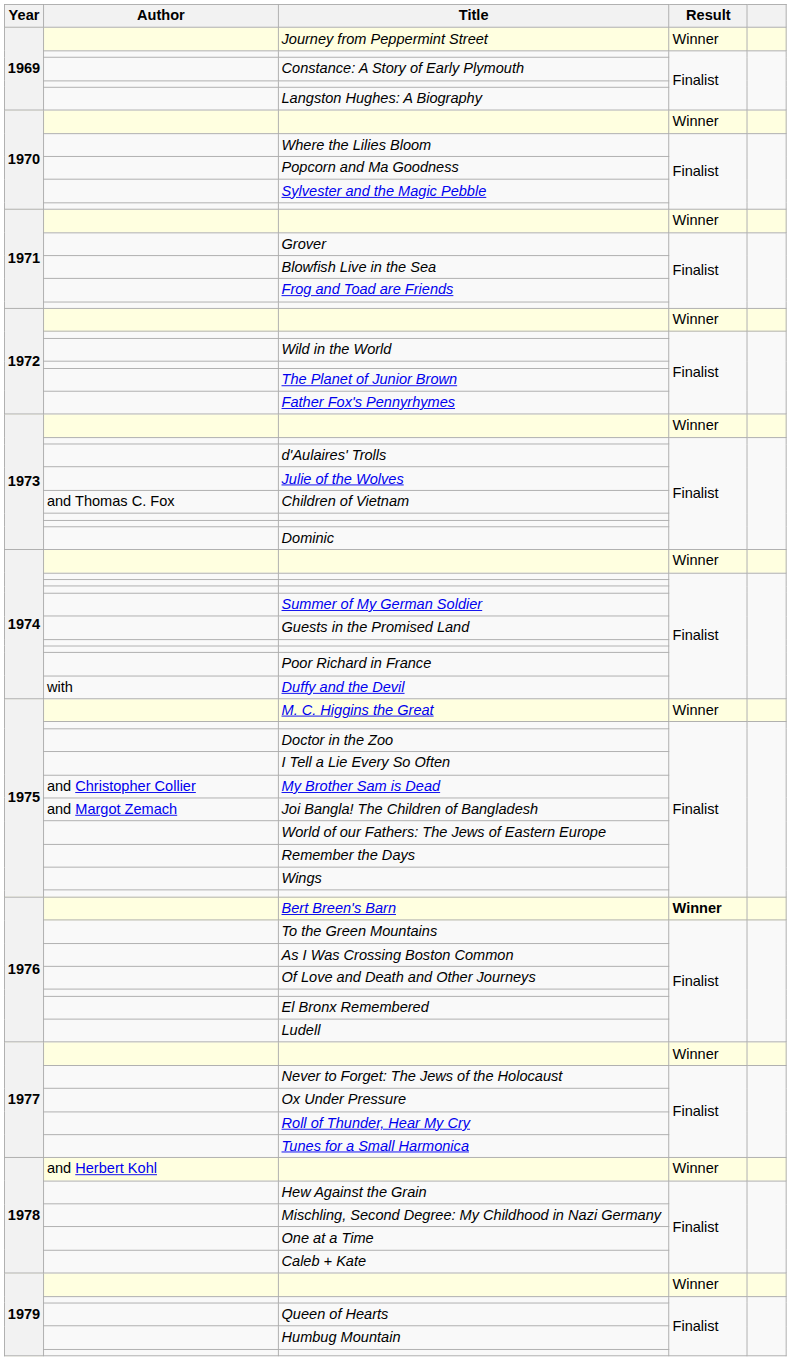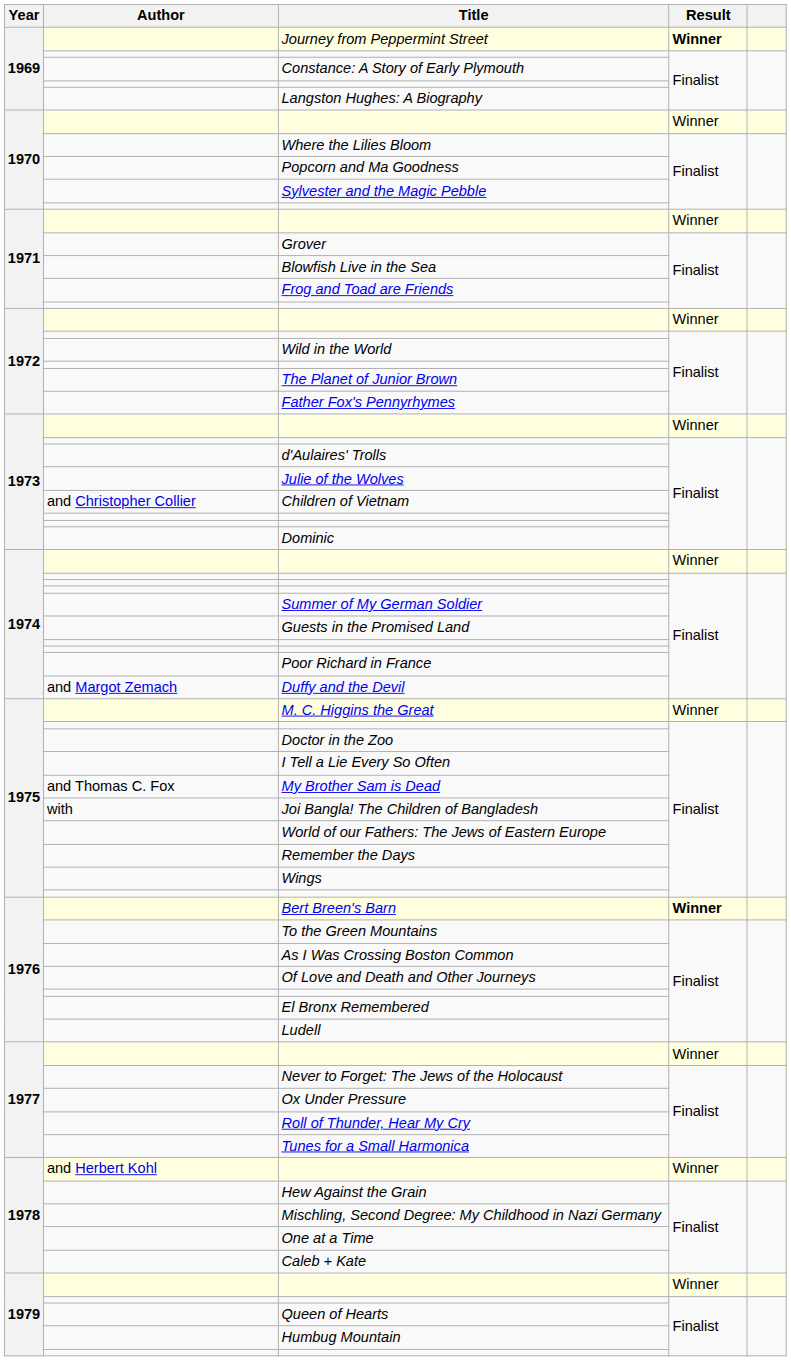(696, 39) normal -> (697, 39) bold
(111, 501) and Thomas C. Fox -> (121, 501) and Christopher Collier
(60, 687) with -> (112, 687) and Margot Zemach
(121, 786) and Christopher Collier -> (111, 786) and Thomas C. Fox
(112, 809) and Margot Zemach -> (60, 809) with
